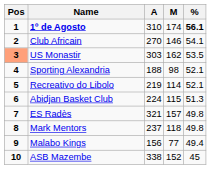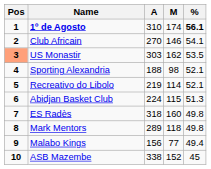(154, 114) 321 -> (154, 114) 318
(174, 114) 157 -> (174, 114) 160
(154, 128) 237 -> (154, 128) 289
